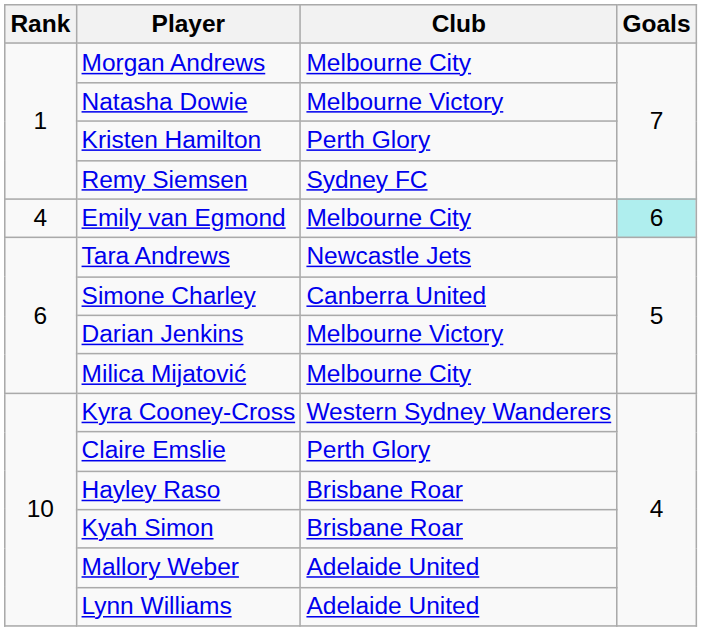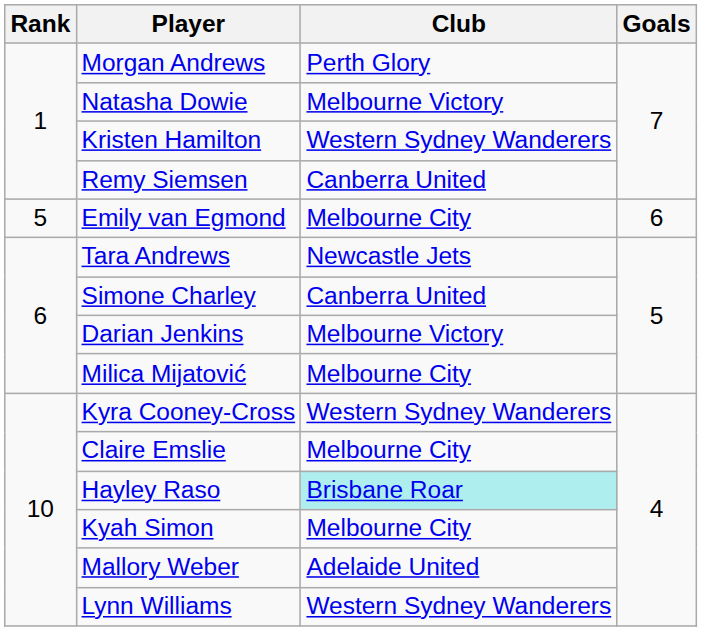(389, 62) Melbourne City -> (368, 62) Perth Glory
(368, 140) Perth Glory -> (459, 140) Western Sydney Wanderers
(367, 179) Sydney FC -> (396, 179) Canberra United
(40, 218) 4 -> (40, 218) 5
(657, 218) paleturquoise background -> (657, 218) no background
(368, 450) Perth Glory -> (389, 450) Melbourne City
(385, 489) no background -> (385, 489) paleturquoise background
(385, 528) Brisbane Roar -> (389, 528) Melbourne City
(393, 606) Adelaide United -> (459, 606) Western Sydney Wanderers
